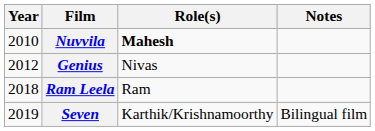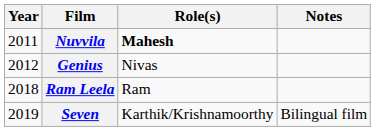(23, 41) 2010 -> (23, 41) 2011
